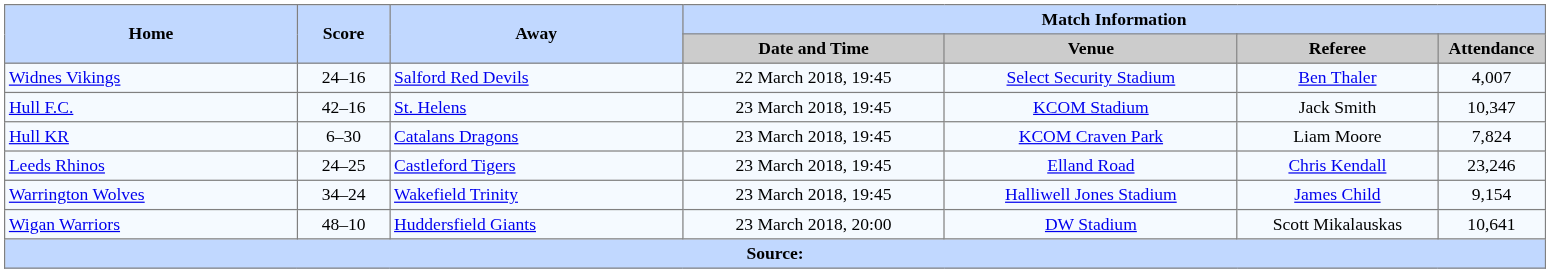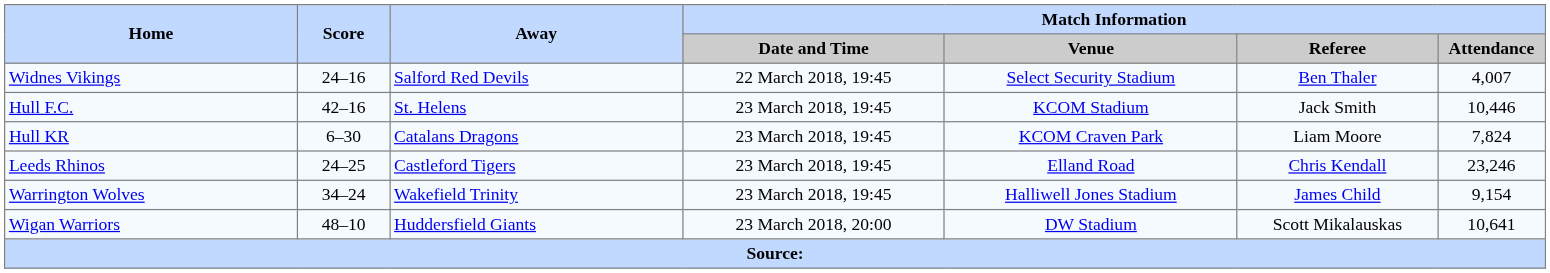(1492, 106) 10,347 -> (1492, 106) 10,446
